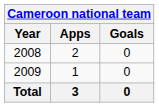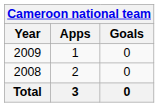rows swapped: (27, 53) <-> (27, 72)
